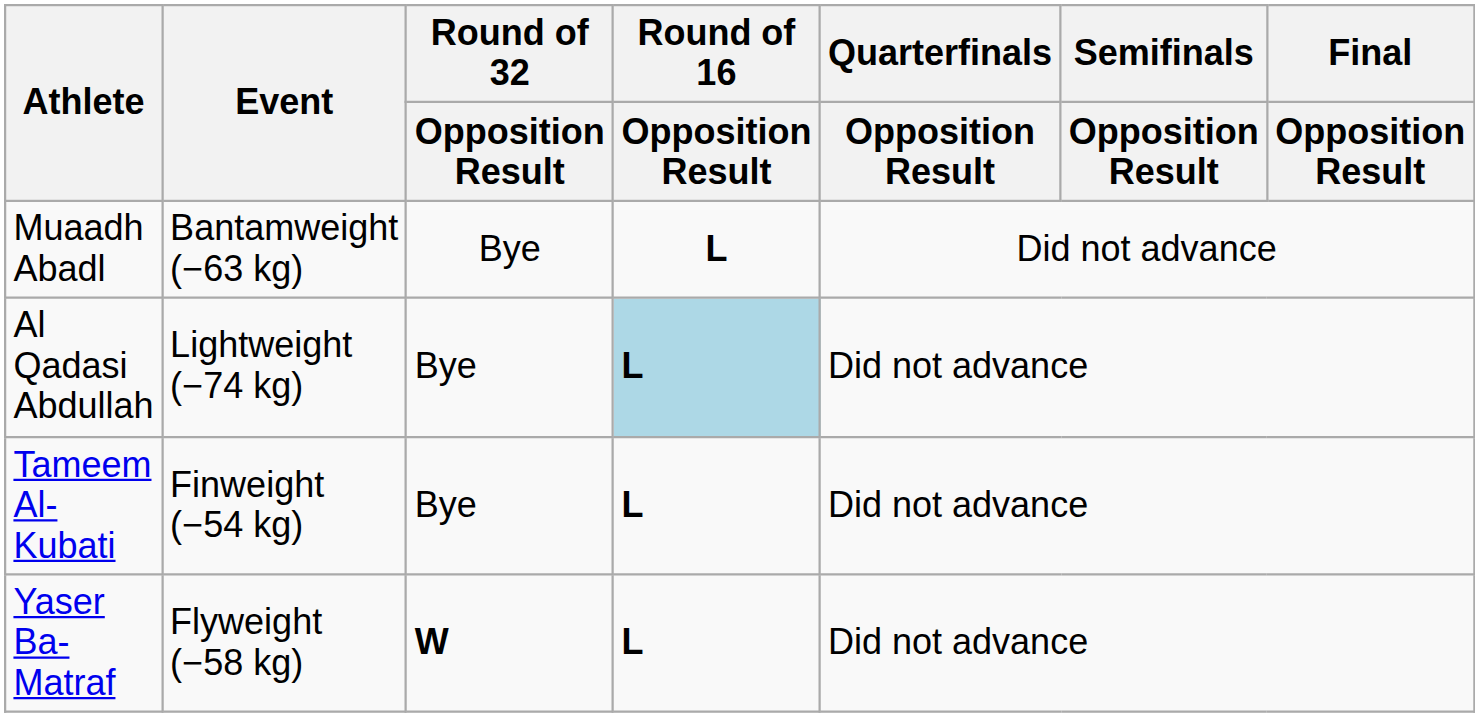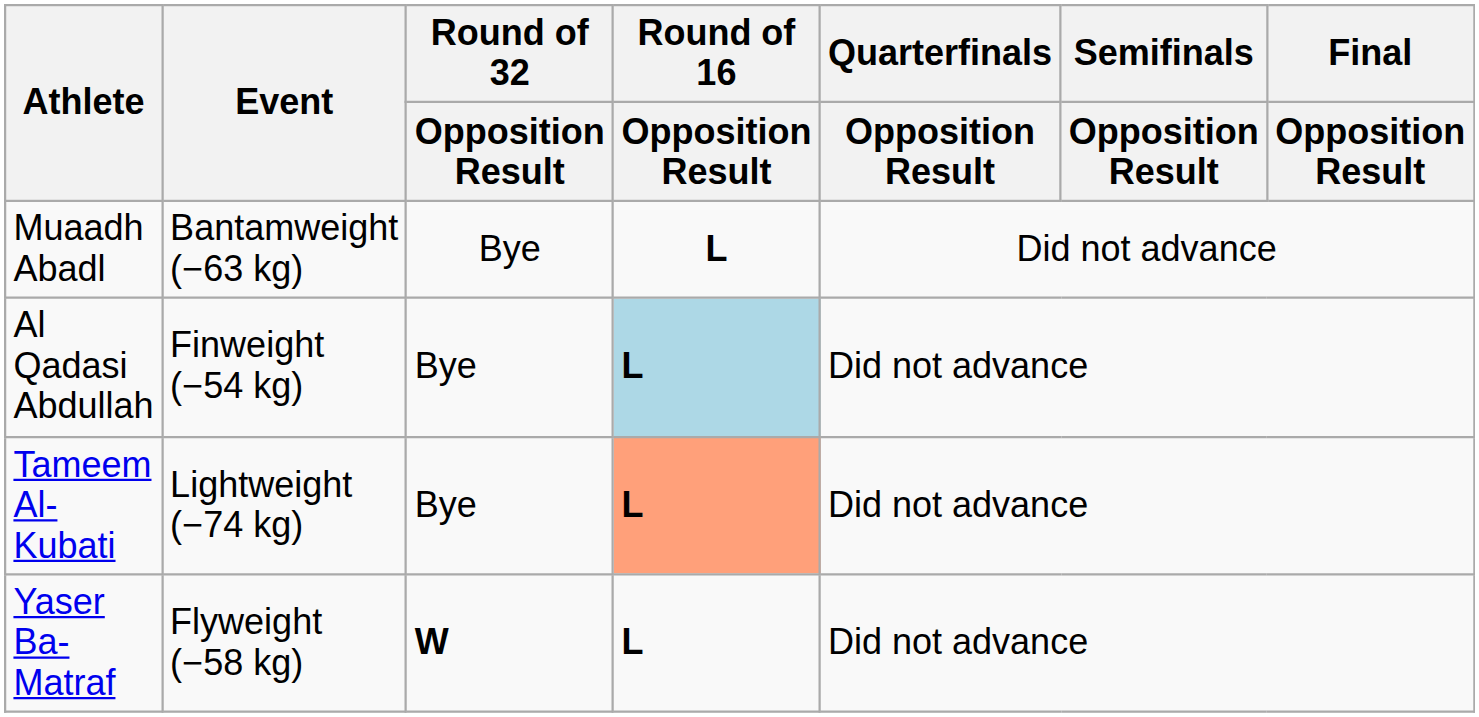(261, 366) Lightweight (−74 kg) -> (247, 366) Finweight (−54 kg)
(247, 504) Finweight (−54 kg) -> (261, 504) Lightweight (−74 kg)
(632, 504) no background -> (632, 504) lightsalmon background
